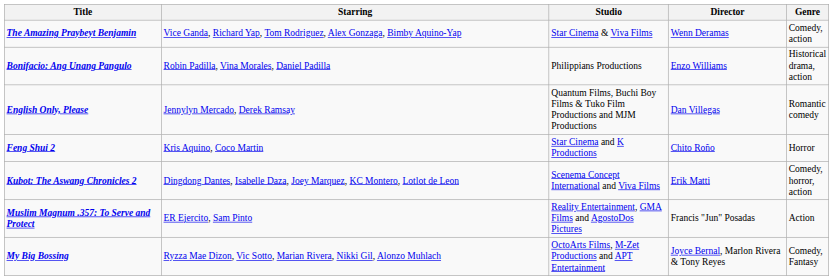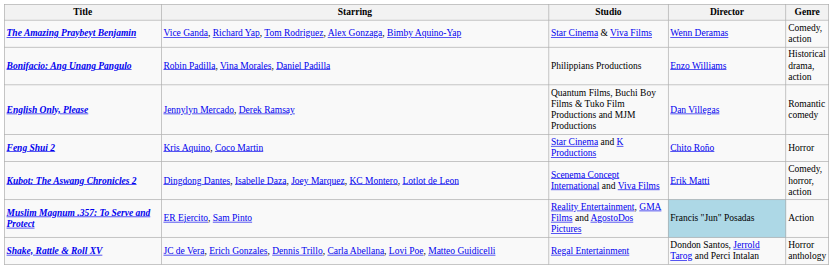(713, 218) no background -> (712, 218) lightblue background
- row: (38, 257)
+ row: (54, 251)
